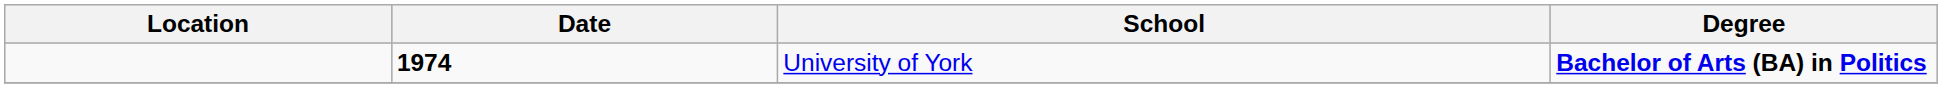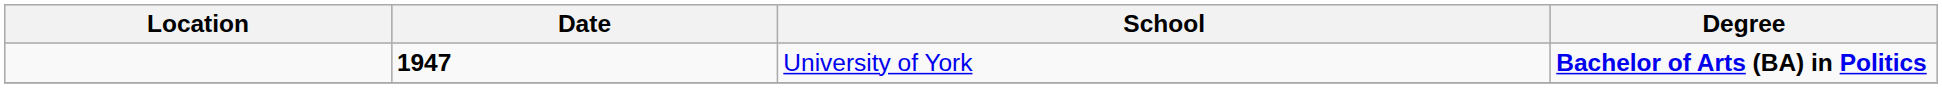(424, 62) 1974 -> (424, 62) 1947
